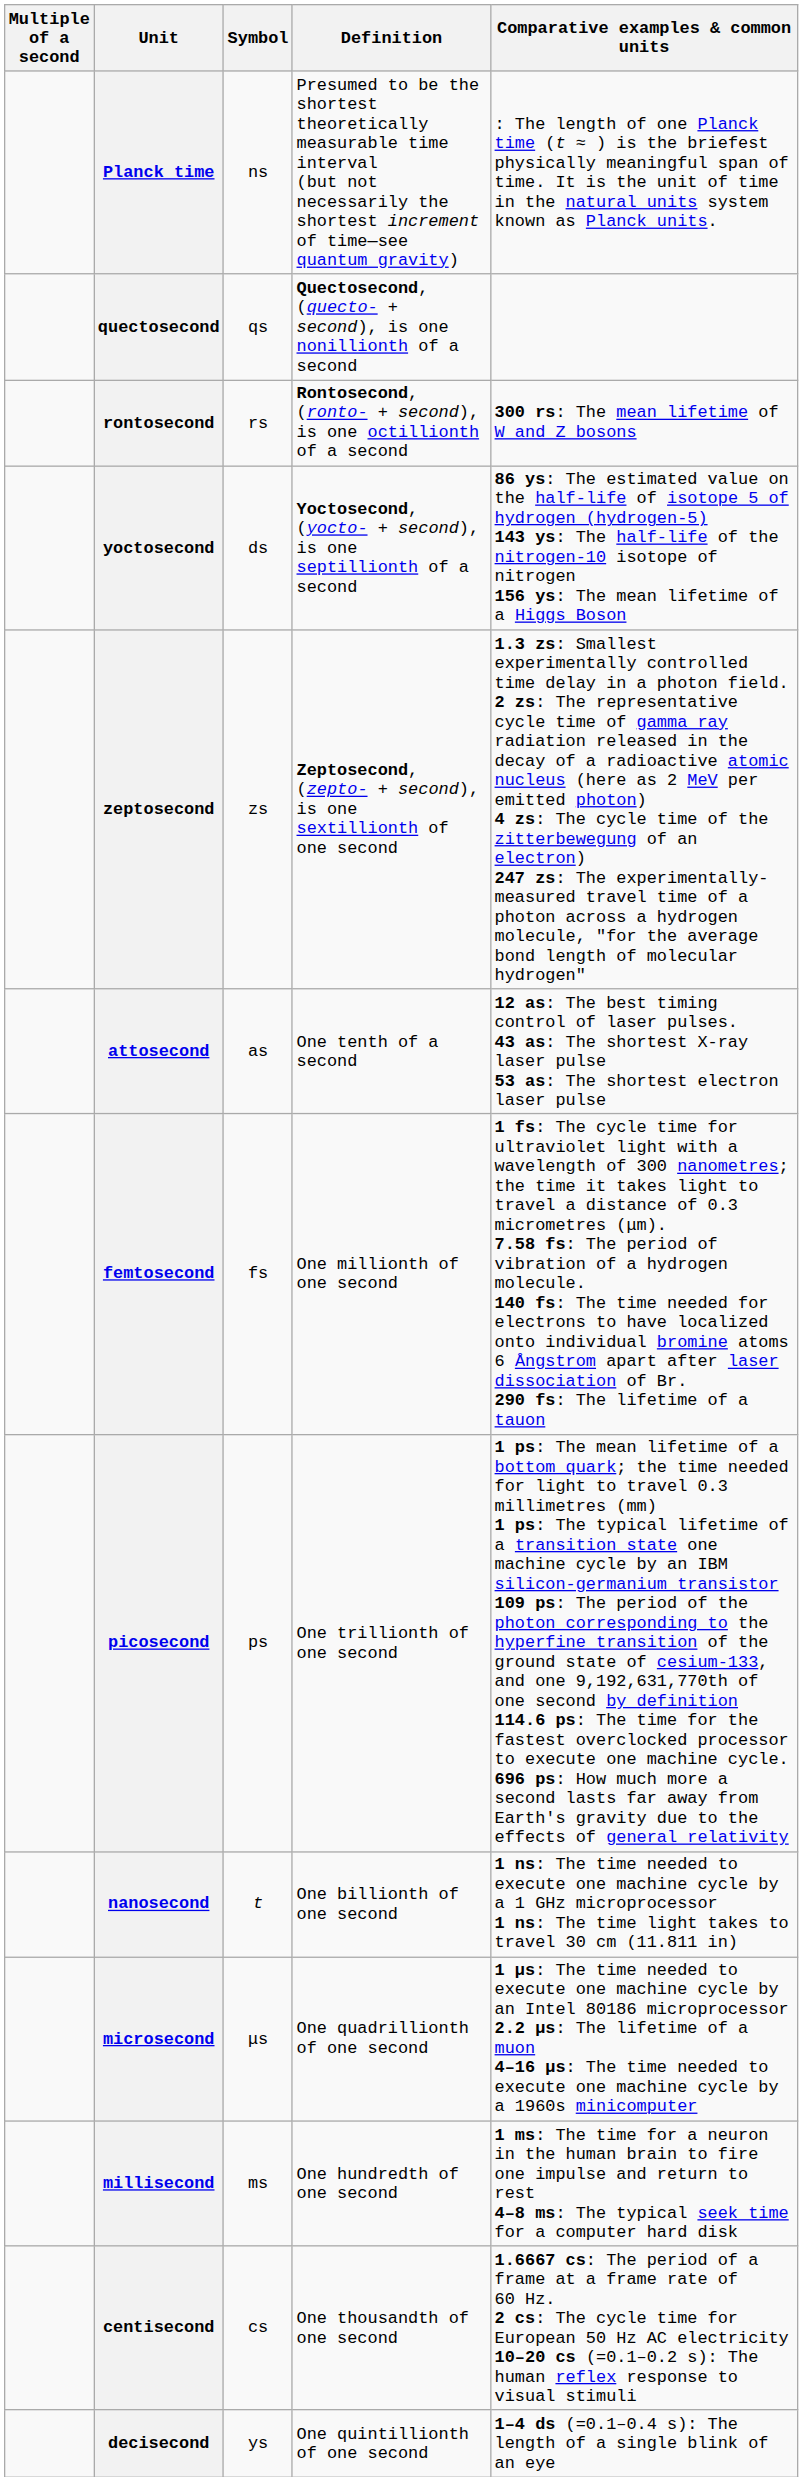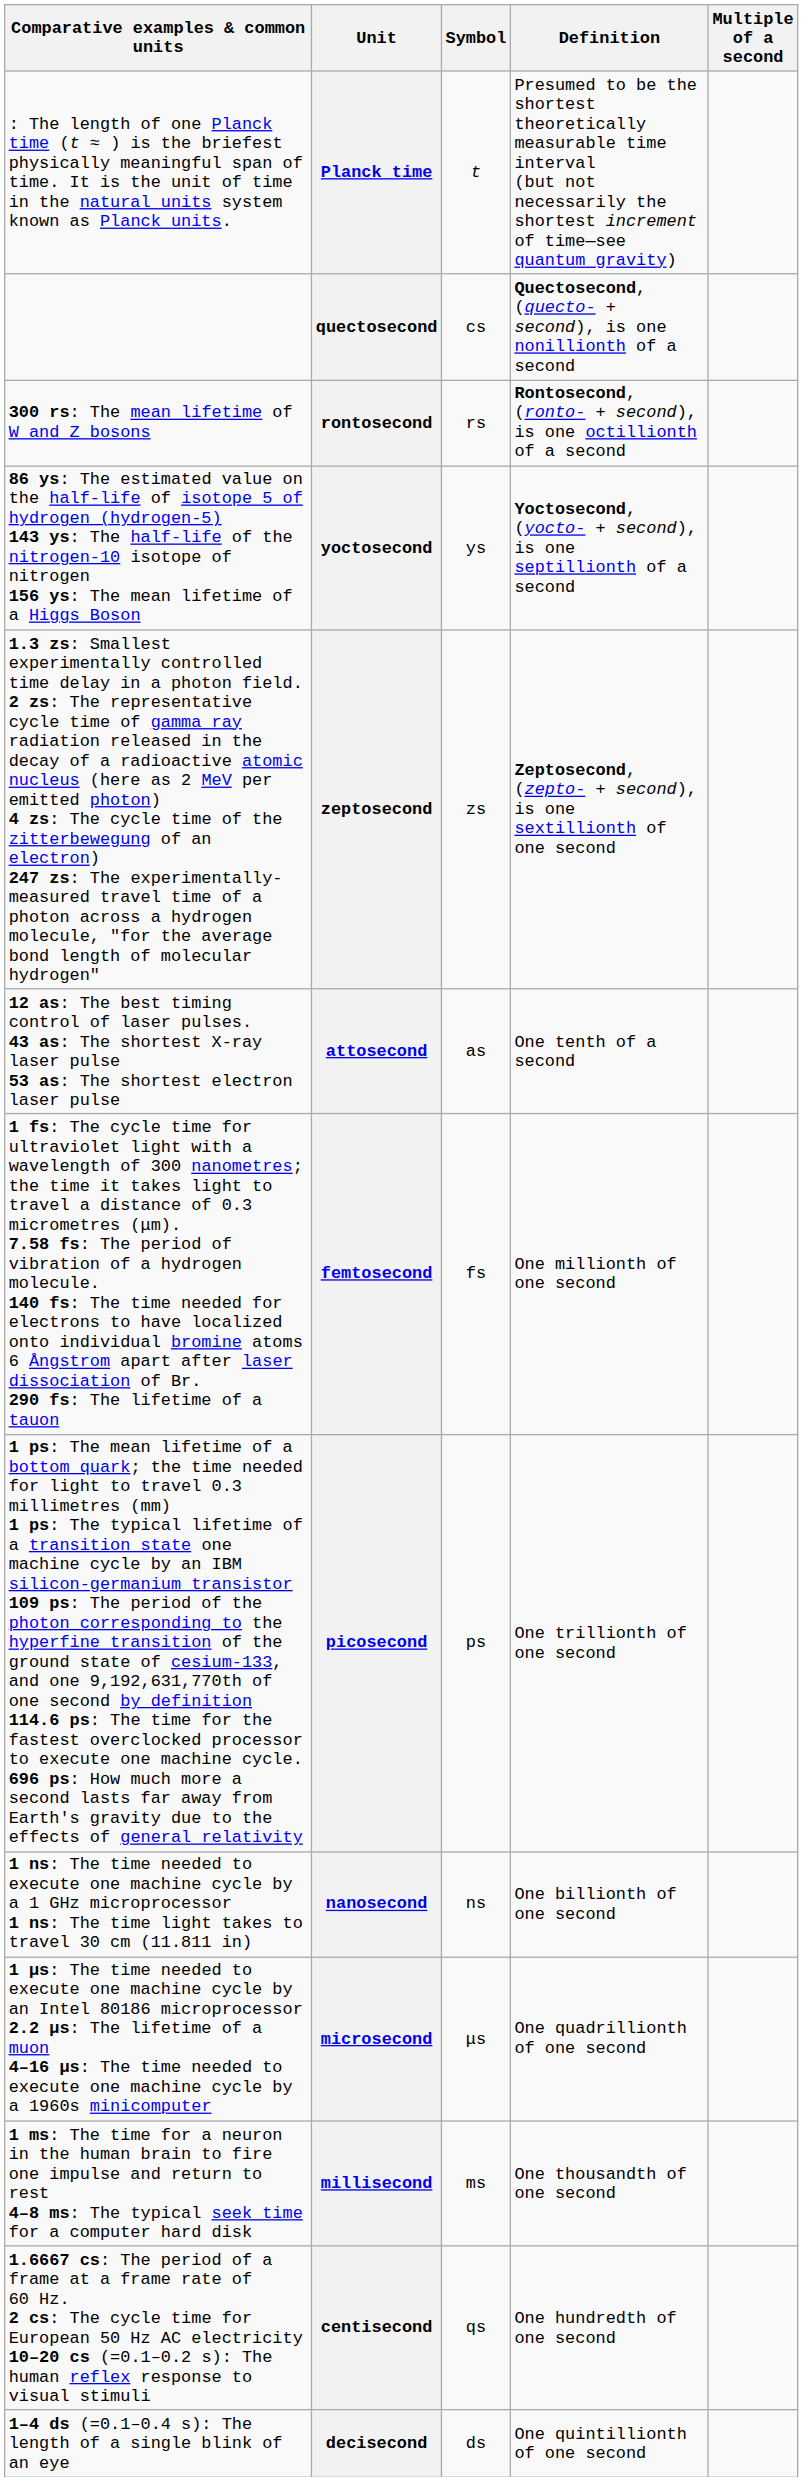columns swapped: (49, 38) <-> (644, 38)
(258, 173) ns -> (476, 173) t
(258, 327) qs -> (476, 327) cs
(258, 548) ds -> (476, 548) ys
(258, 1904) t -> (476, 1904) ns
(378, 2184) One hundredth of one second -> (601, 2184) One thousandth of one second
(258, 2328) cs -> (476, 2328) qs
(383, 2328) One thousandth of one second -> (596, 2328) One hundredth of one second
(258, 2443) ys -> (476, 2443) ds
